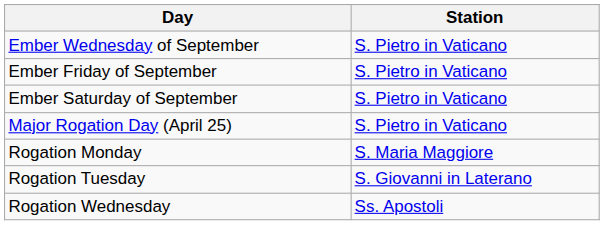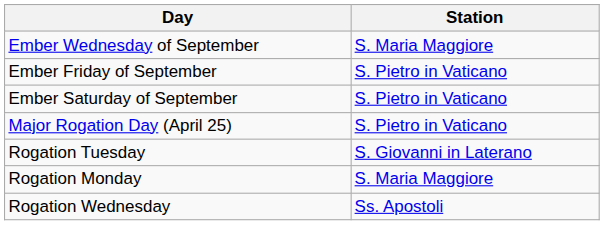(431, 44) S. Pietro in Vaticano -> (424, 44) S. Maria Maggiore
rows swapped: (75, 152) <-> (77, 179)
